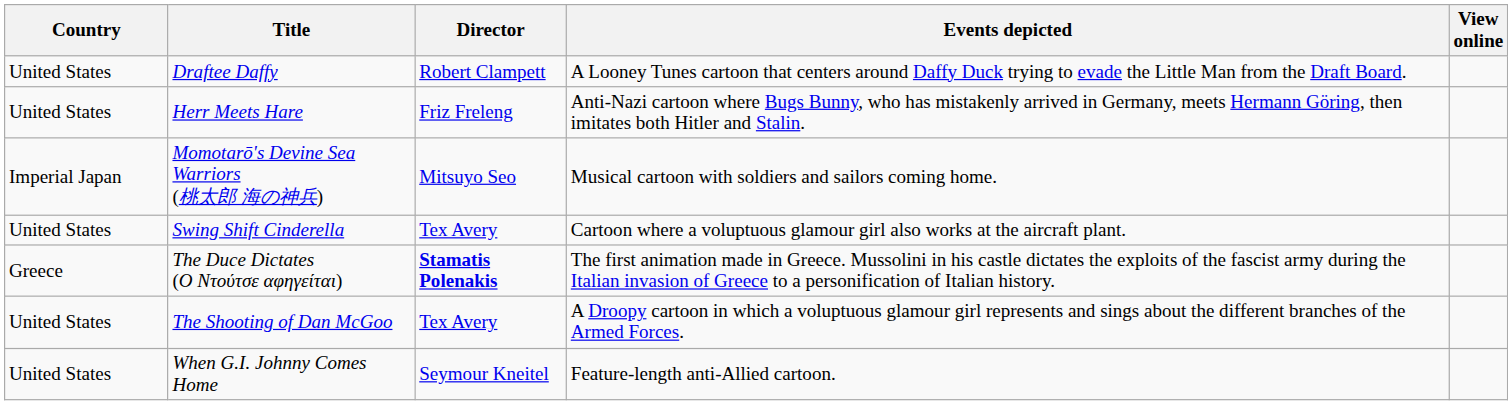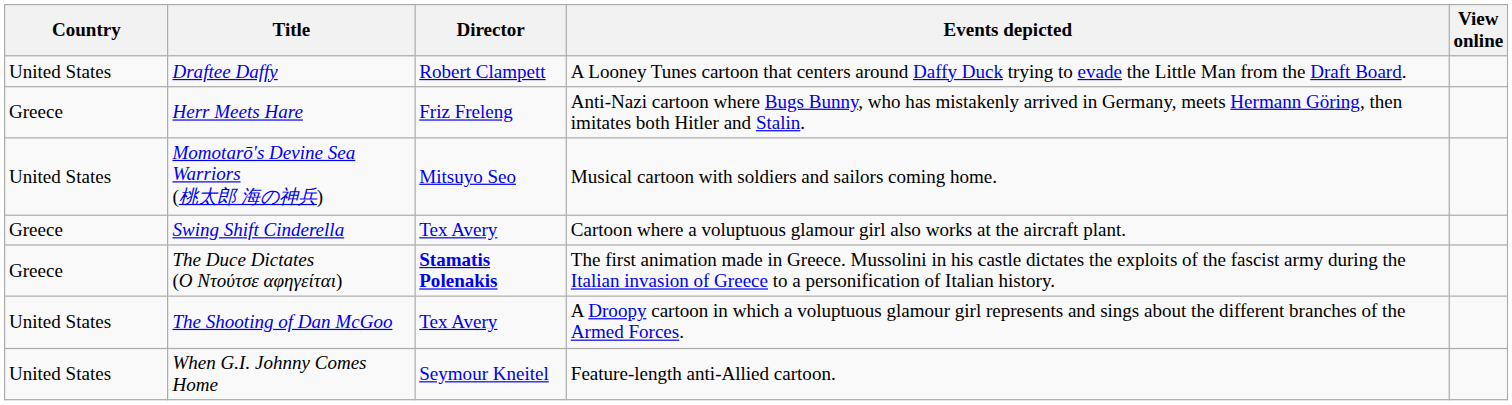(60, 112) United States -> (36, 112) Greece
(65, 176) Imperial Japan -> (60, 176) United States
(60, 229) United States -> (36, 229) Greece
